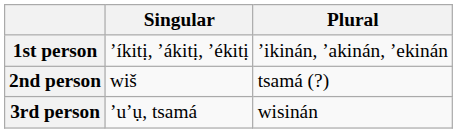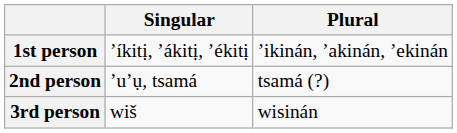(123, 81) wiš -> (154, 81) ’u’ụ, tsamá
(154, 111) ’u’ụ, tsamá -> (123, 111) wiš
